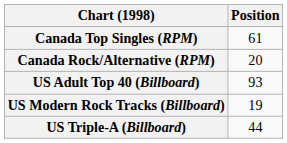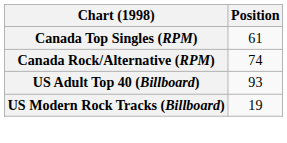(255, 60) 20 -> (255, 60) 74
- row: (116, 127)
